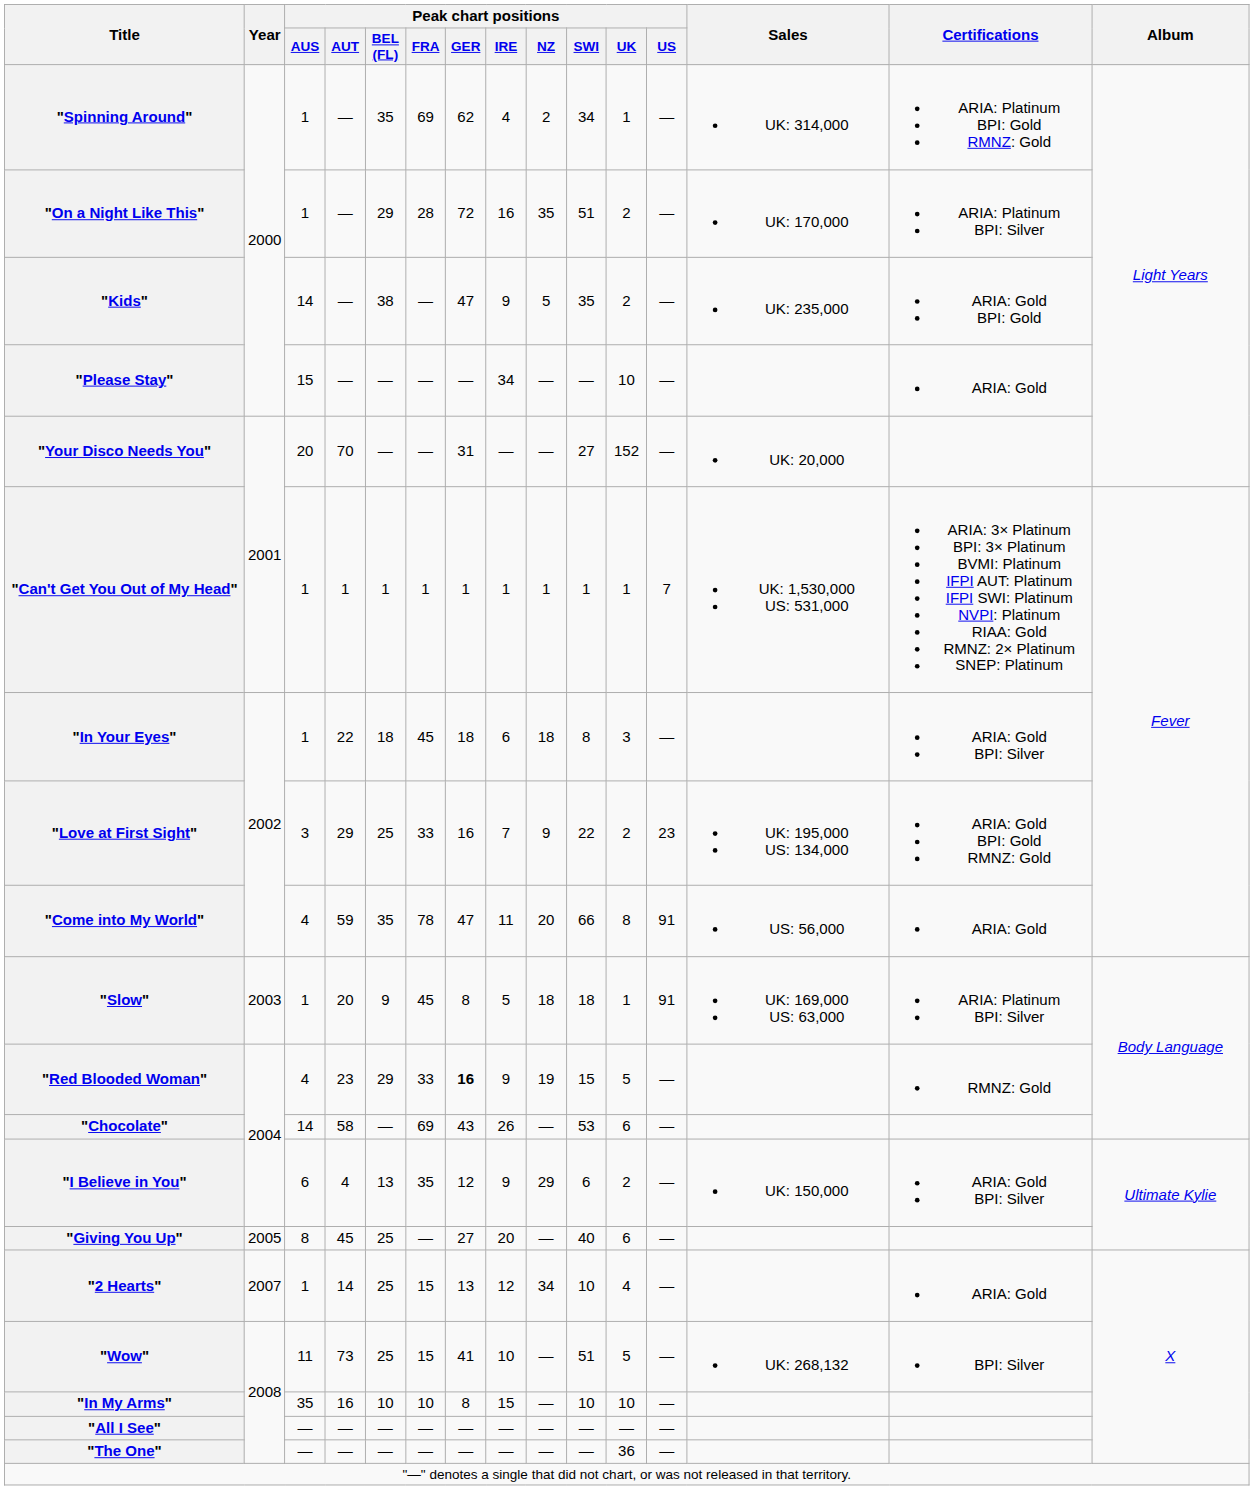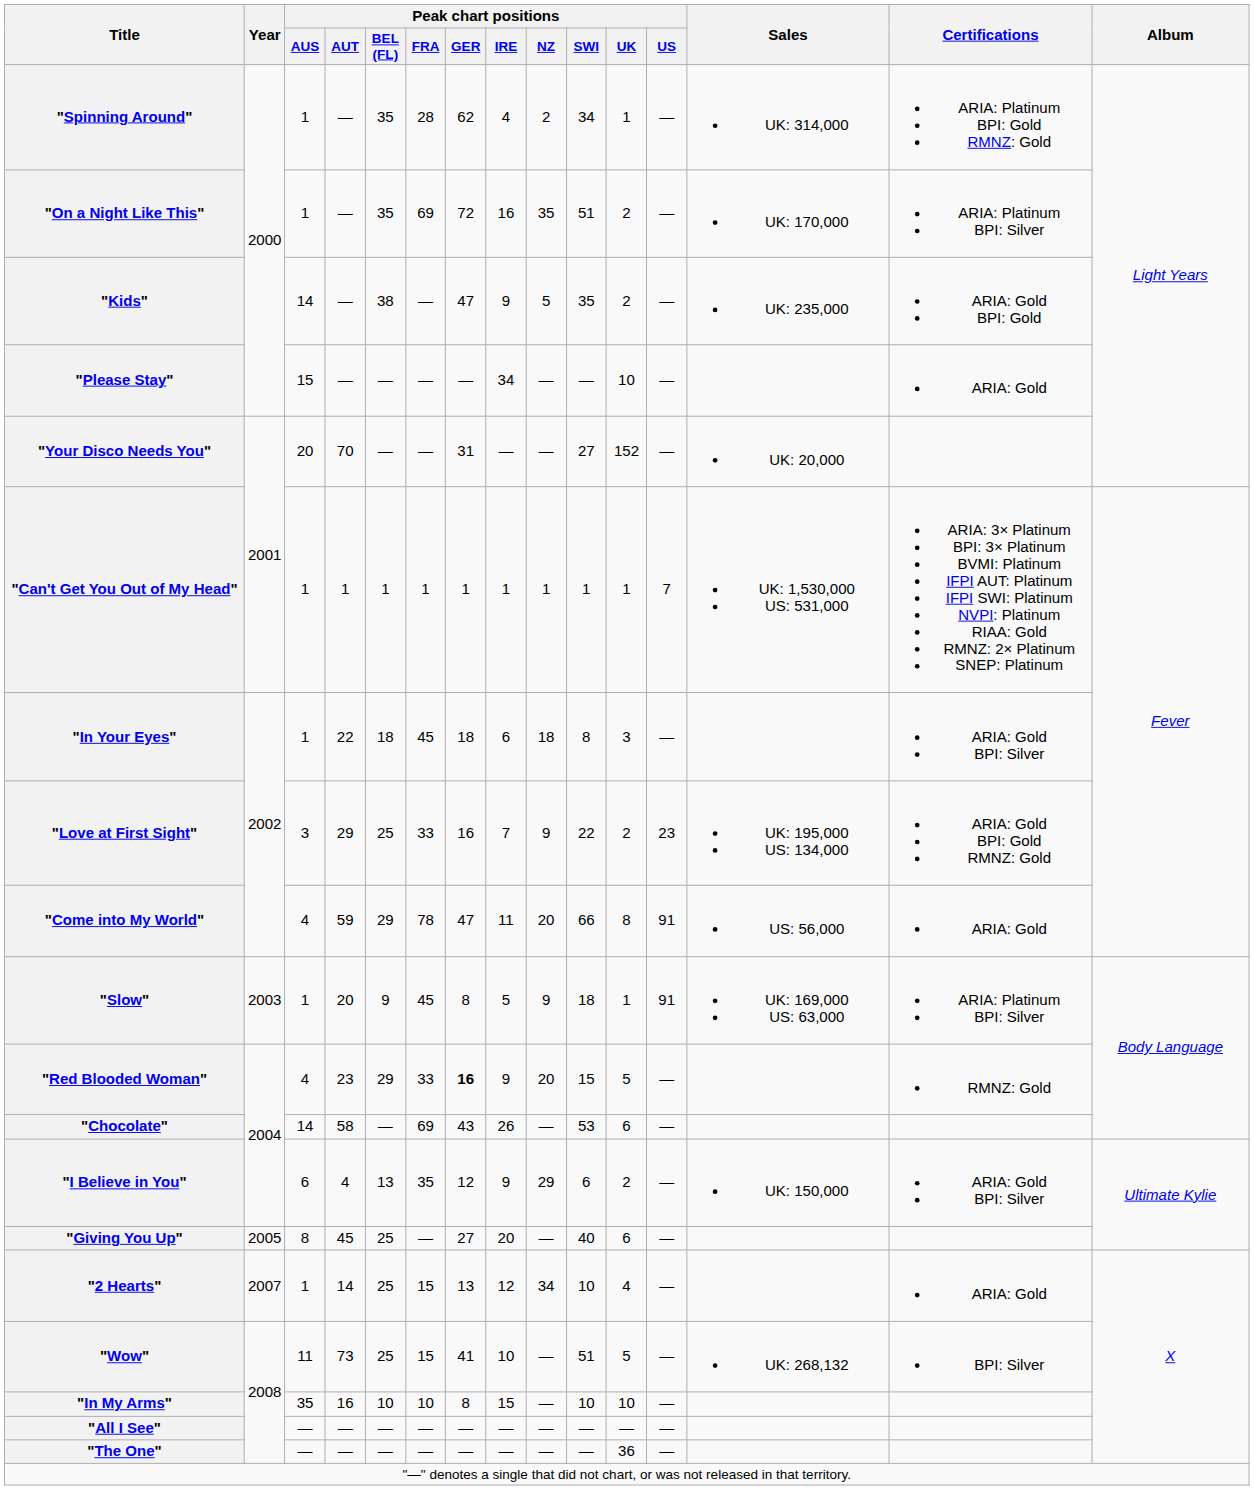(426, 117) 69 -> (426, 117) 28
(385, 213) 29 -> (385, 213) 35
(426, 213) 28 -> (426, 213) 69
(385, 920) 35 -> (385, 920) 29
(546, 1000) 18 -> (546, 1000) 9
(546, 1079) 19 -> (546, 1079) 20
